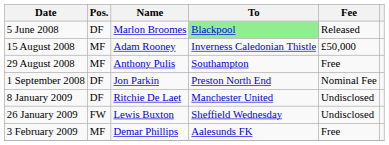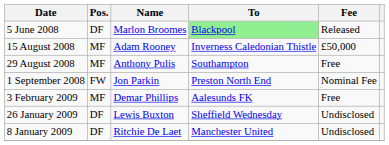(97, 81) DF -> (98, 81) FW
rows swapped: (40, 98) <-> (42, 132)
(98, 115) FW -> (97, 115) DF
